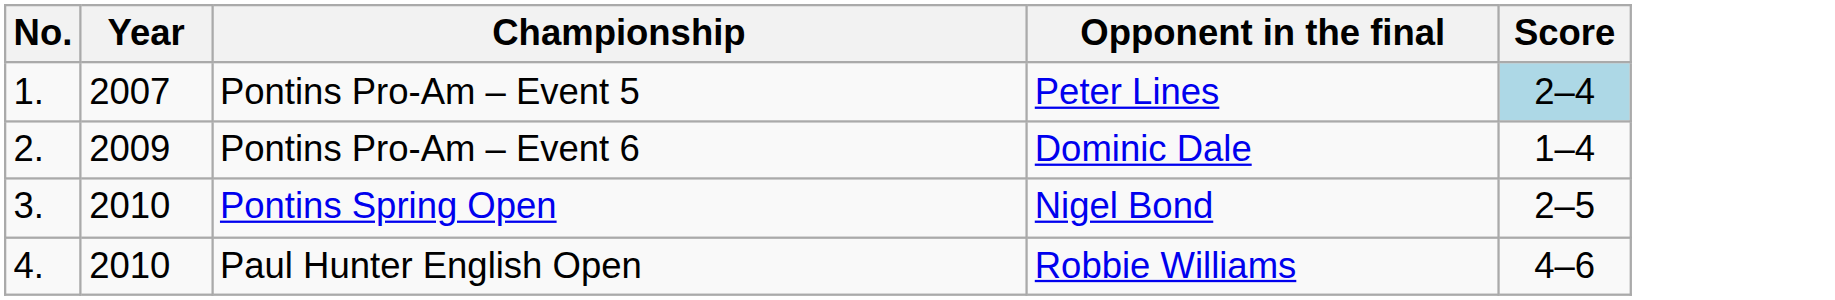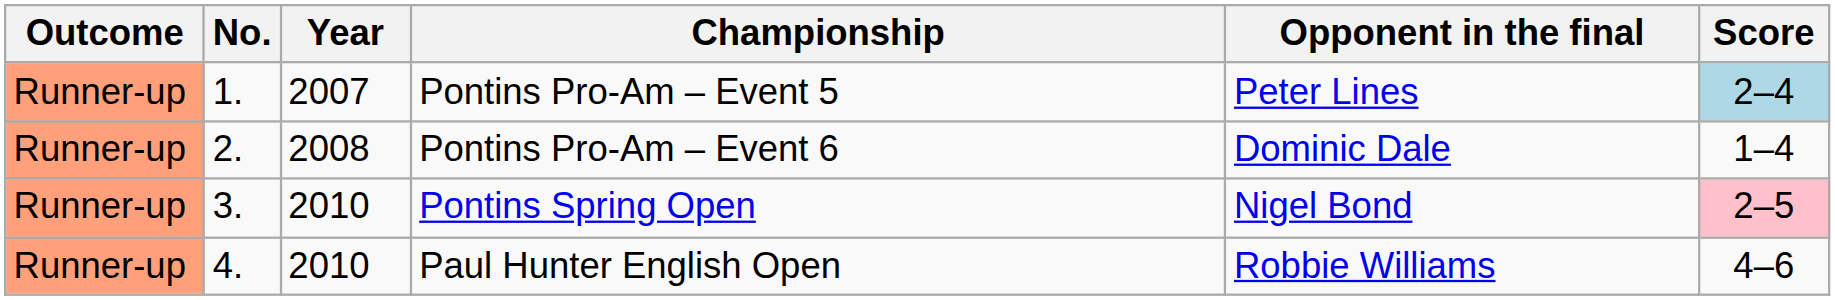+ column: (105, 33)
(130, 149) 2009 -> (329, 149) 2008
(1565, 206) no background -> (1764, 206) pink background
